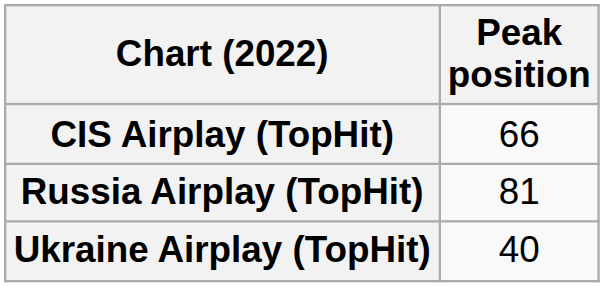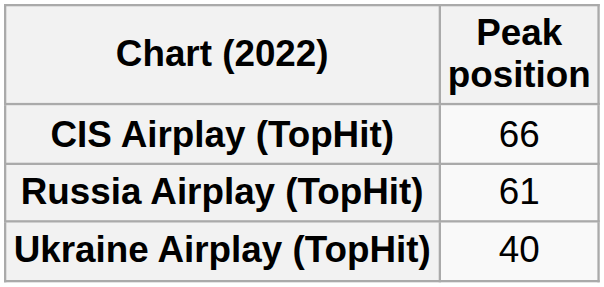(519, 191) 81 -> (519, 191) 61
